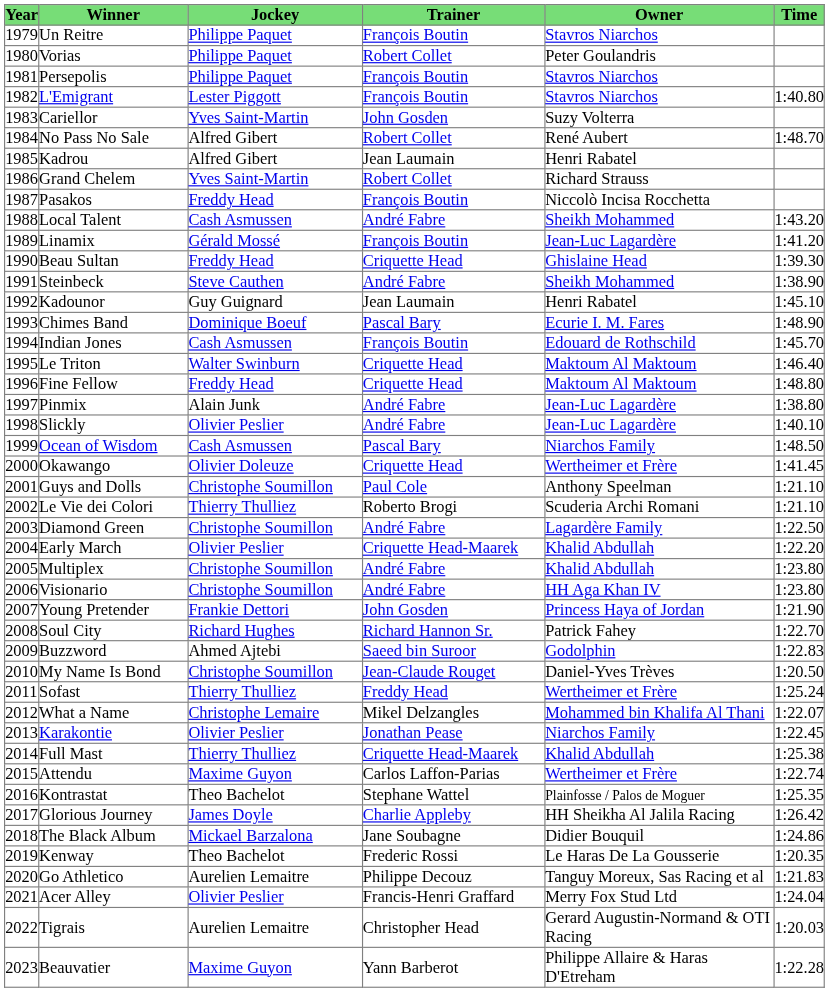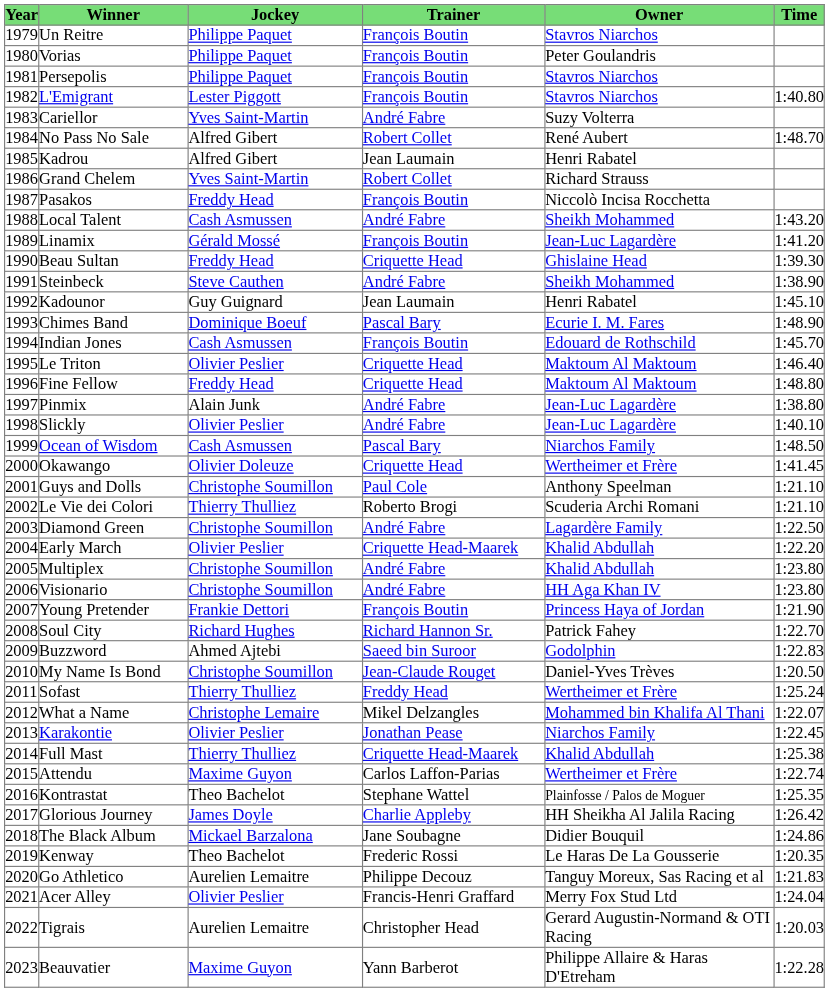(407, 55) Robert Collet -> (415, 55) François Boutin
(405, 117) John Gosden -> (404, 117) André Fabre
(244, 363) Walter Swinburn -> (236, 363) Olivier Peslier
(405, 609) John Gosden -> (415, 609) François Boutin
